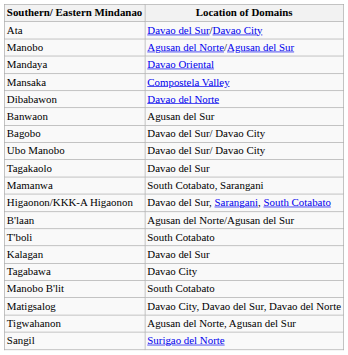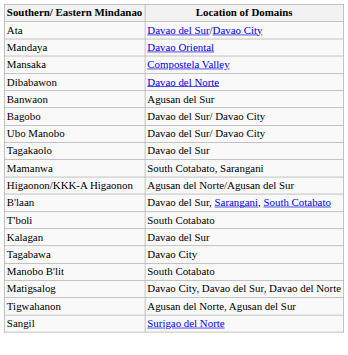- row: (25, 47)
(239, 202) Davao del Sur, Sarangani, South Cotabato -> (221, 185) Agusan del Norte/Agusan del Sur
(221, 220) Agusan del Norte/Agusan del Sur -> (239, 202) Davao del Sur, Sarangani, South Cotabato
